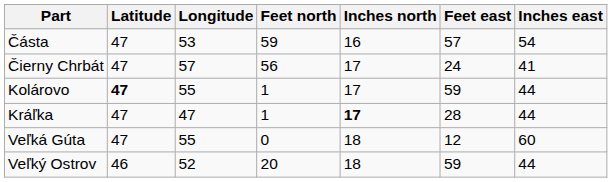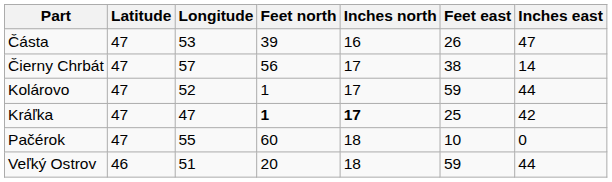(269, 41) 59 -> (269, 41) 39
(453, 41) 57 -> (453, 41) 26
(527, 41) 54 -> (527, 41) 47
(453, 66) 24 -> (453, 66) 38
(527, 66) 41 -> (527, 66) 14
(120, 90) bold -> (120, 90) normal
(187, 90) 55 -> (187, 90) 52
(265, 115) normal -> (265, 115) bold
(453, 115) 28 -> (453, 115) 25
(527, 115) 44 -> (527, 115) 42
+ row: (37, 139)
- row: (47, 139)
(187, 164) 52 -> (187, 164) 51
